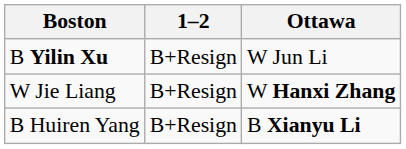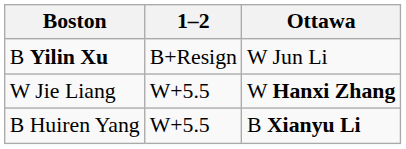(193, 90) B+Resign -> (180, 90) W+5.5
(193, 125) B+Resign -> (180, 125) W+5.5
